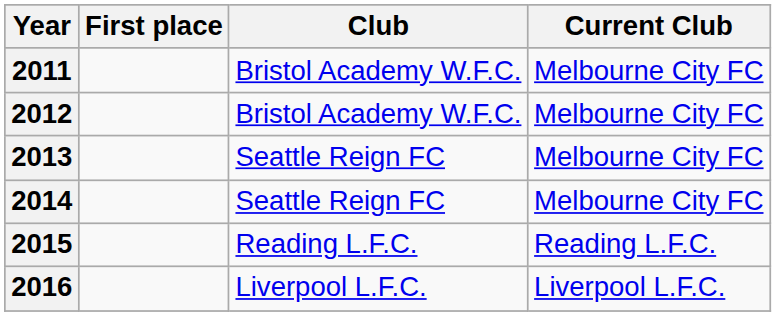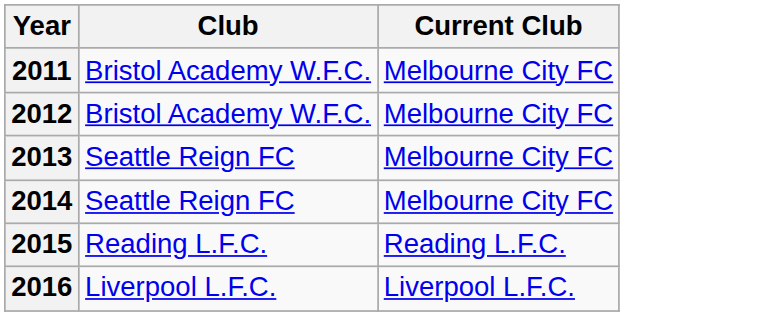- column: (154, 26)
